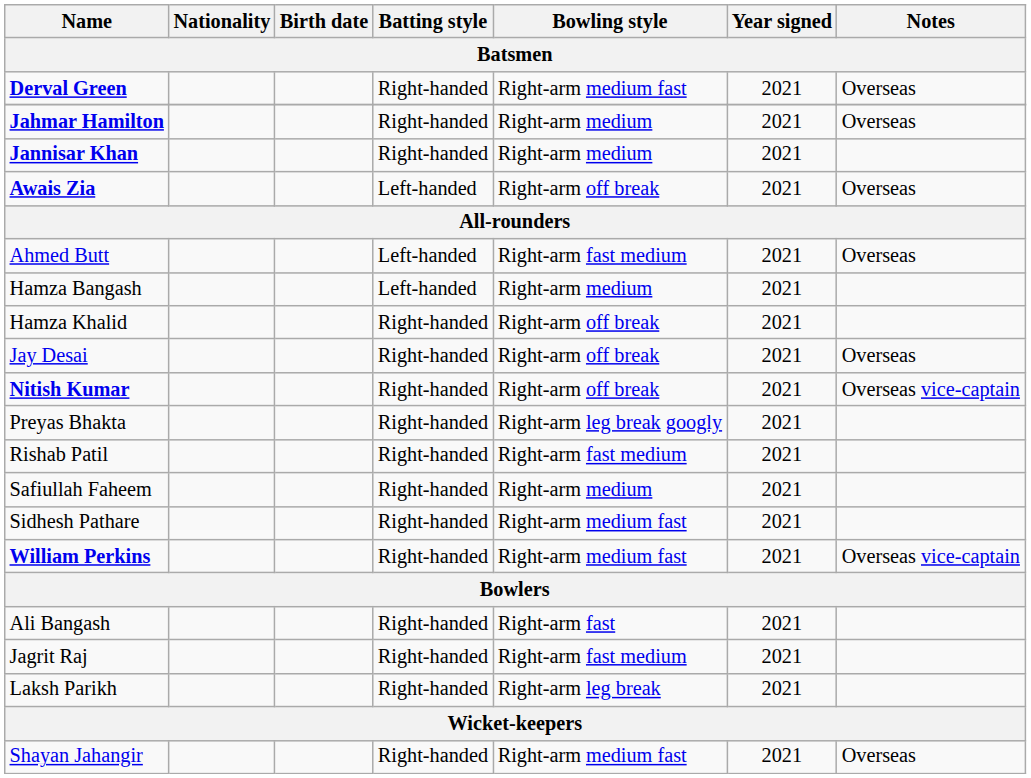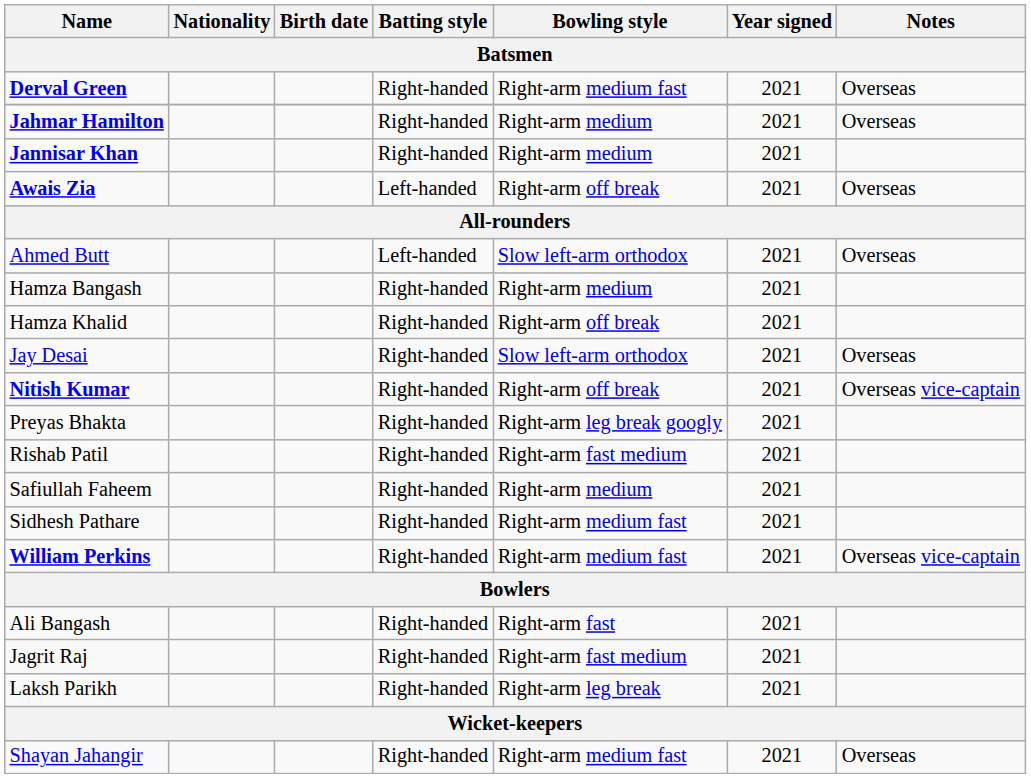(592, 254) Right-arm fast medium -> (593, 254) Slow left-arm orthodox
(427, 288) Left-handed -> (433, 288) Right-handed
(578, 355) Right-arm off break -> (593, 355) Slow left-arm orthodox
